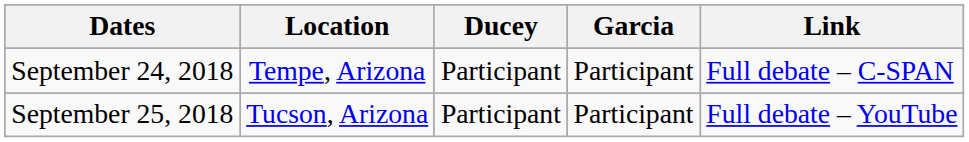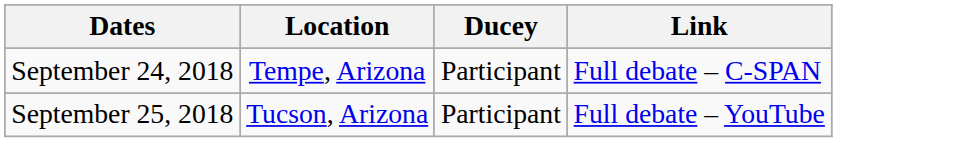- column: (634, 26)
